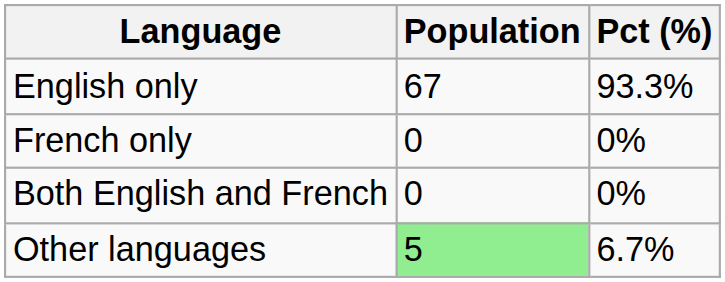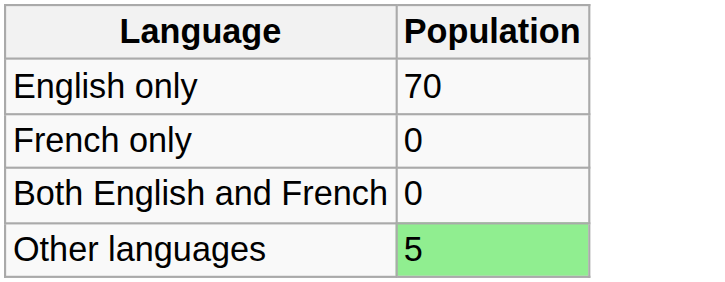- column: (654, 31)
(423, 85) 67 -> (423, 85) 70
